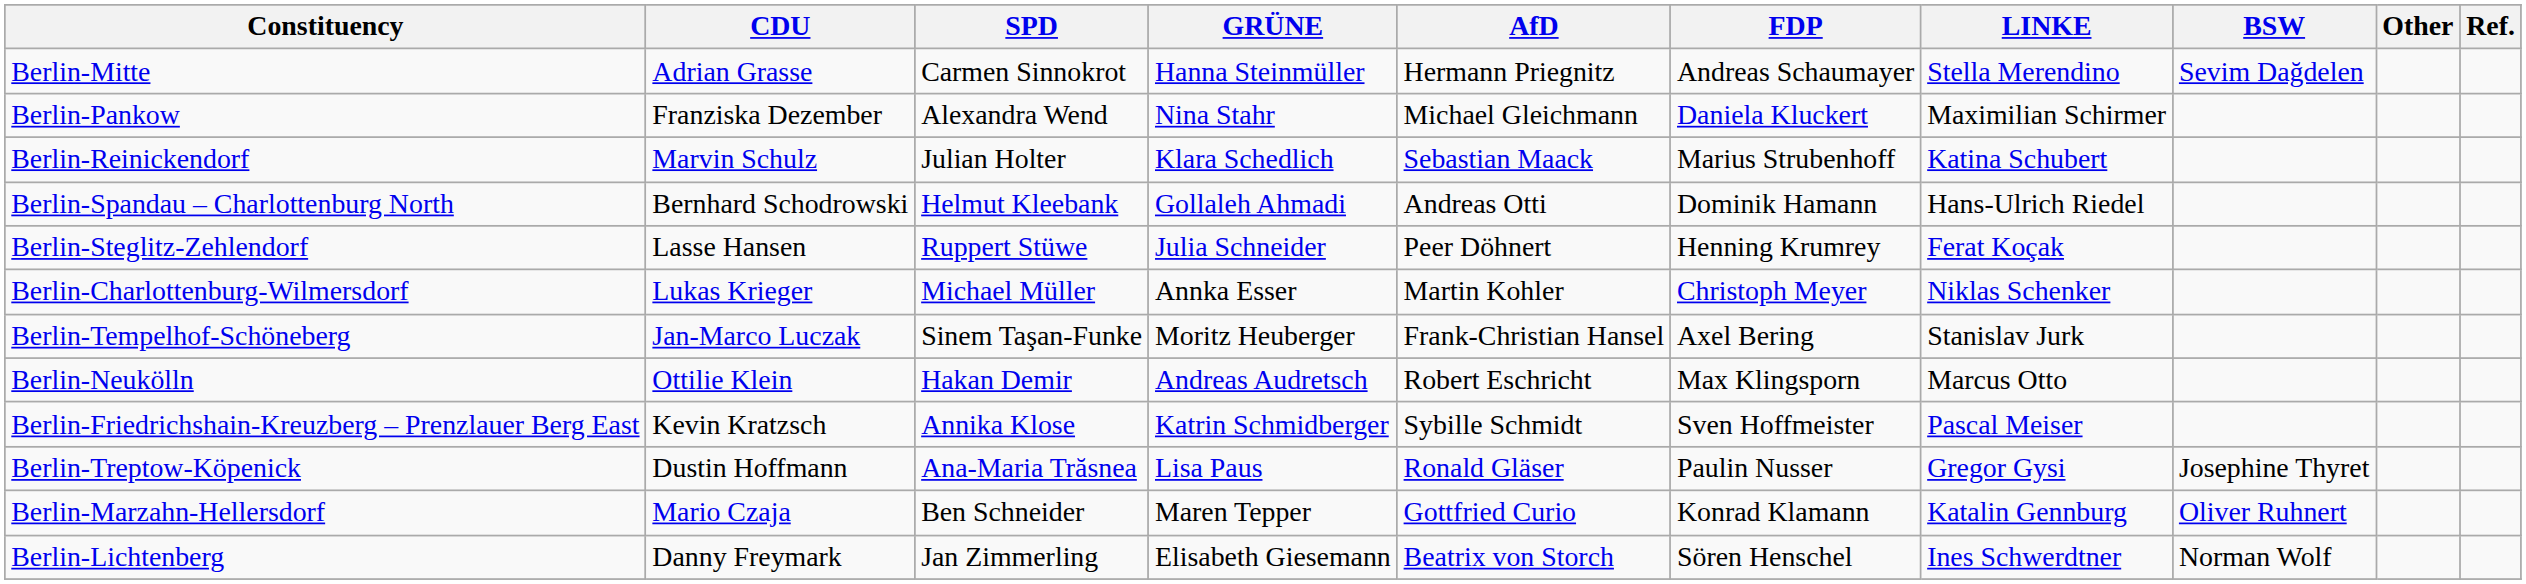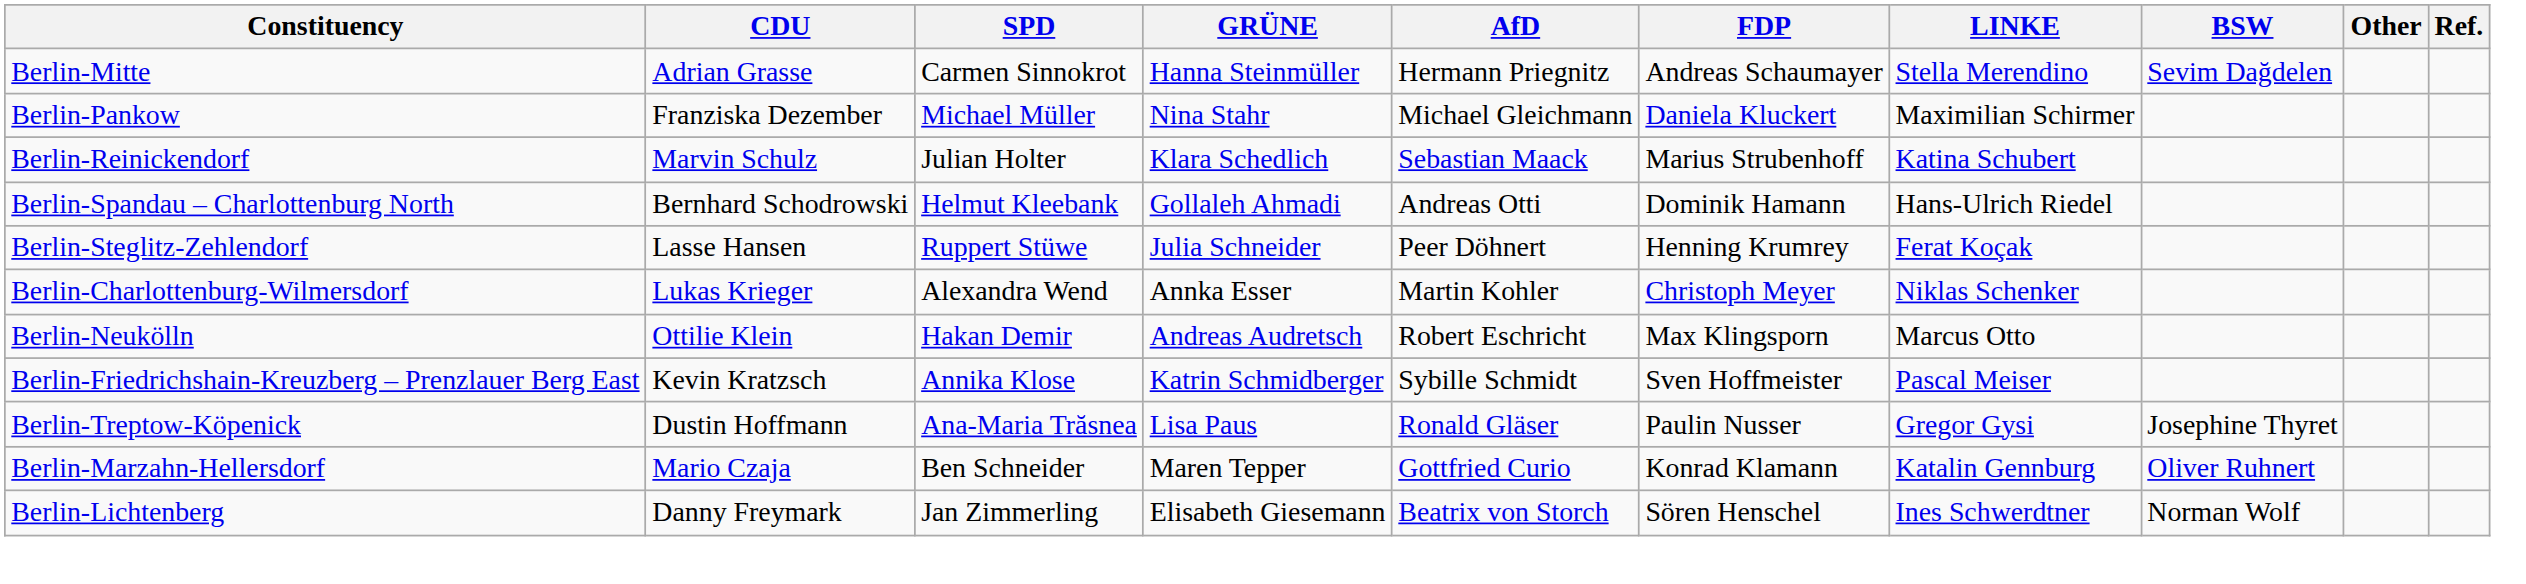(1014, 114) Alexandra Wend -> (1008, 114) Michael Müller
(1008, 291) Michael Müller -> (1014, 291) Alexandra Wend
- row: (181, 335)
